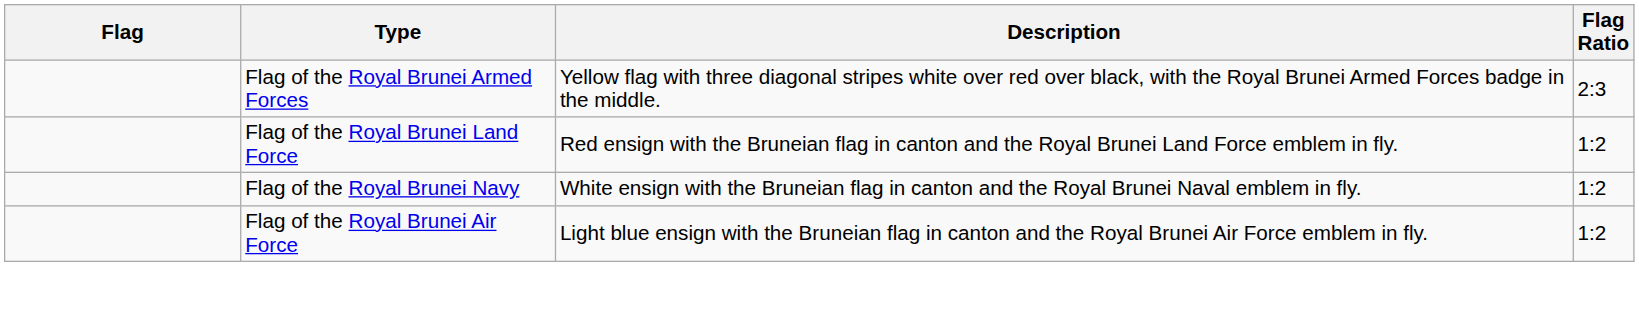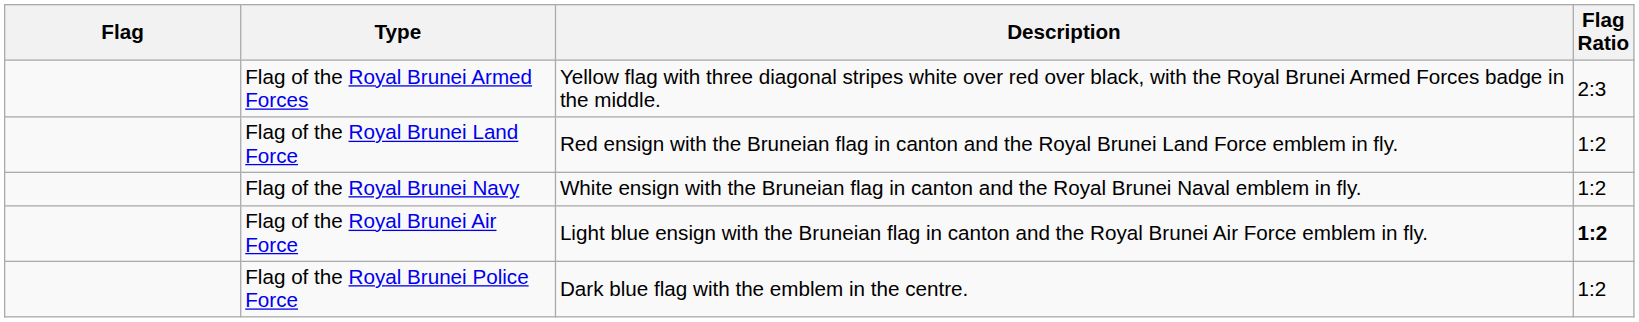(1592, 233) normal -> (1592, 233) bold
+ row: (387, 289)
